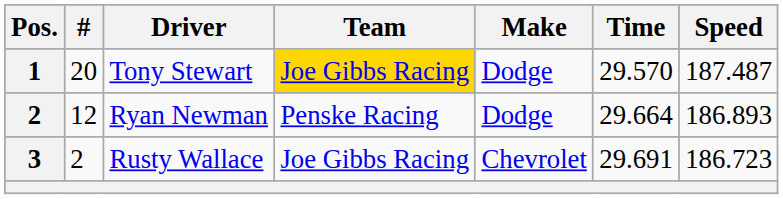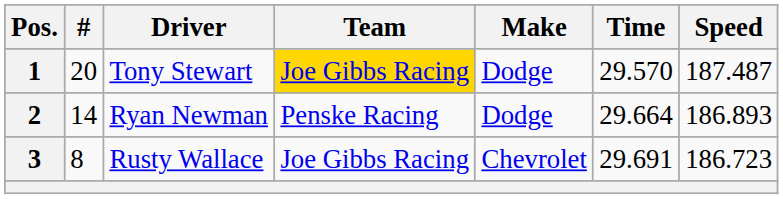(84, 114) 12 -> (84, 114) 14
(77, 159) 2 -> (77, 159) 8
